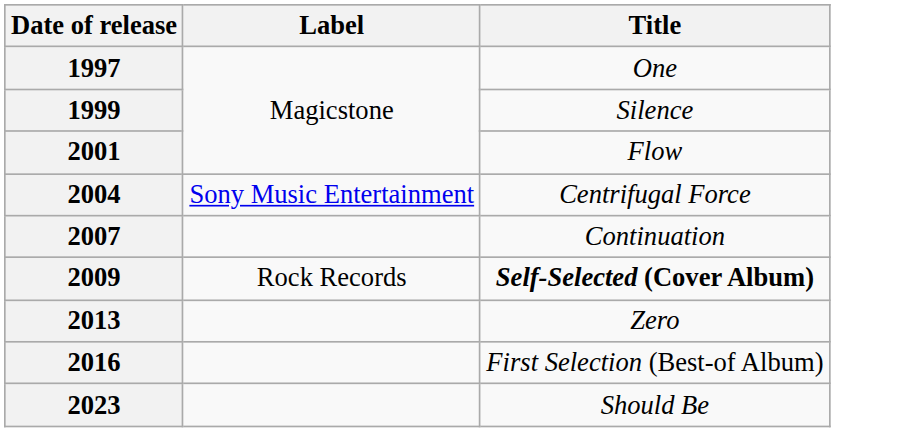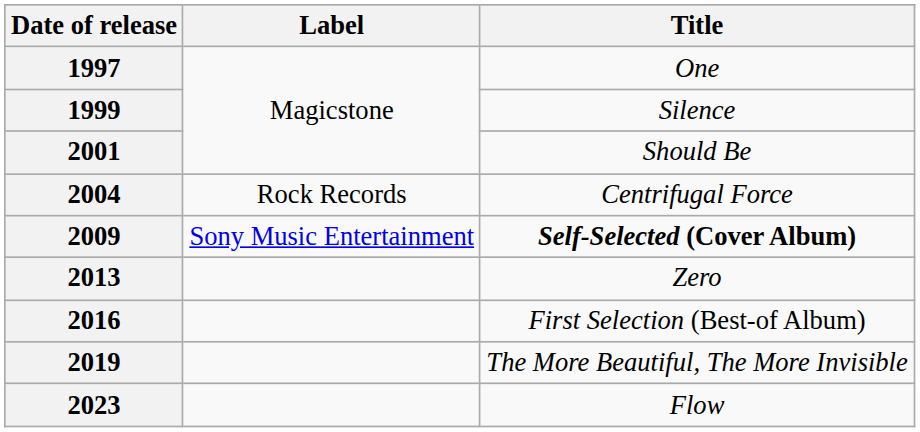(655, 151) Flow -> (697, 151) Should Be
(332, 194) Sony Music Entertainment -> (332, 194) Rock Records
- row: (94, 236)
(332, 278) Rock Records -> (332, 236) Sony Music Entertainment
+ row: (94, 362)
(655, 404) Should Be -> (697, 404) Flow
